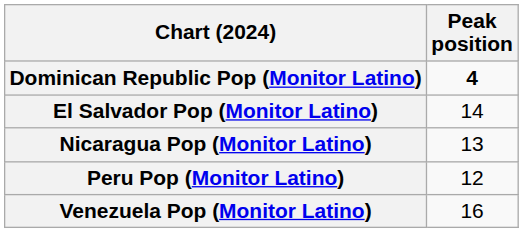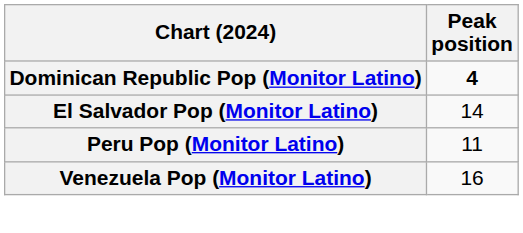- row: (216, 144)
(472, 177) 12 -> (472, 144) 11
